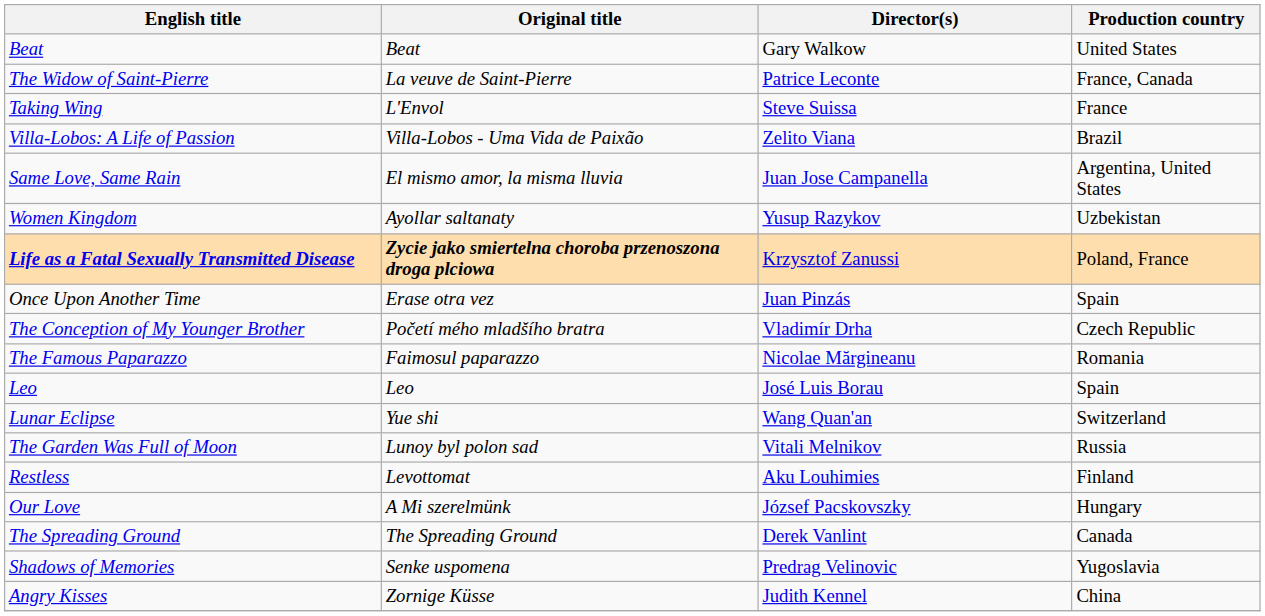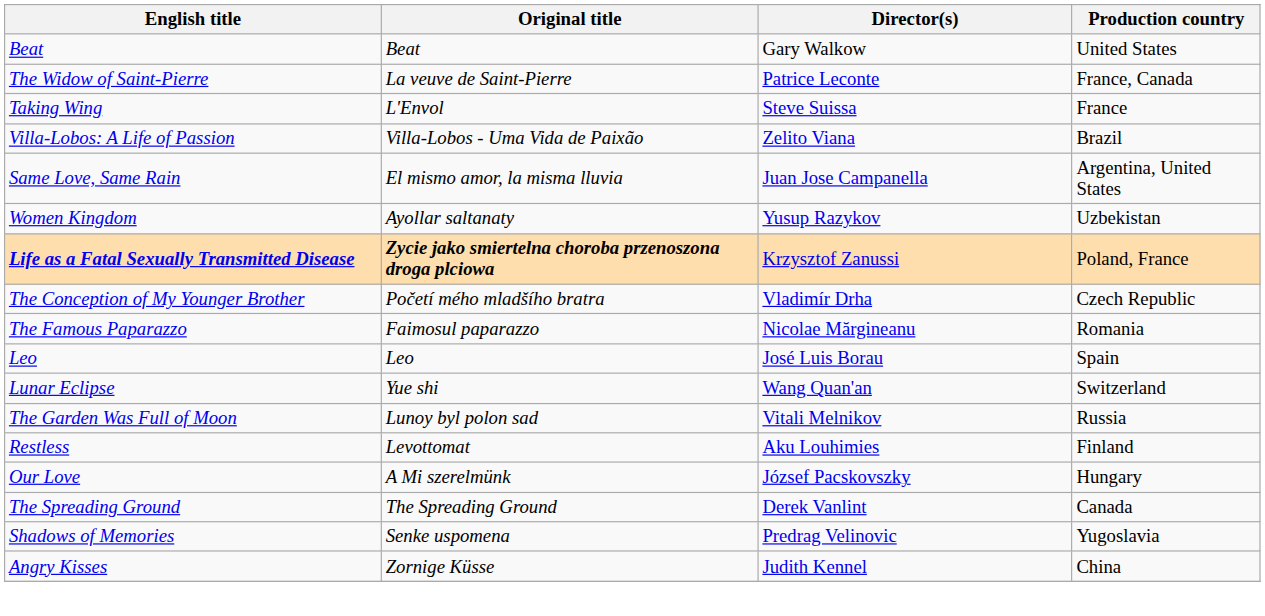- row: (105, 298)
